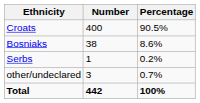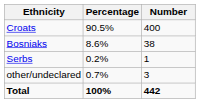columns swapped: (110, 12) <-> (167, 12)
